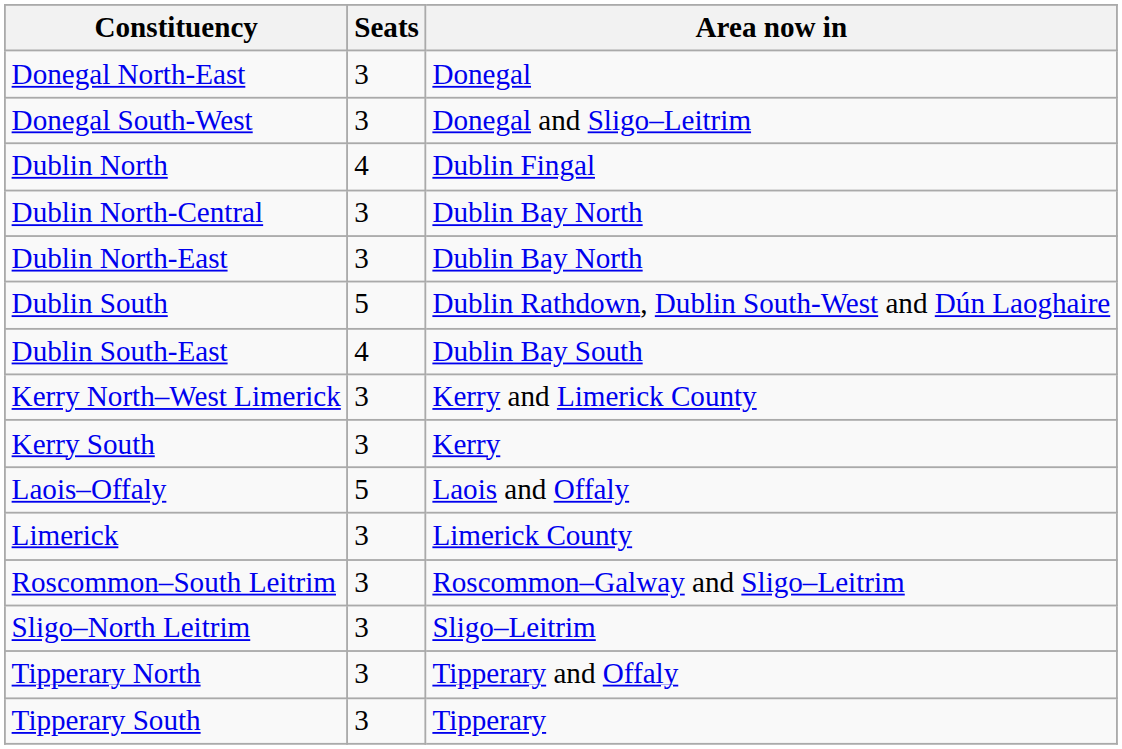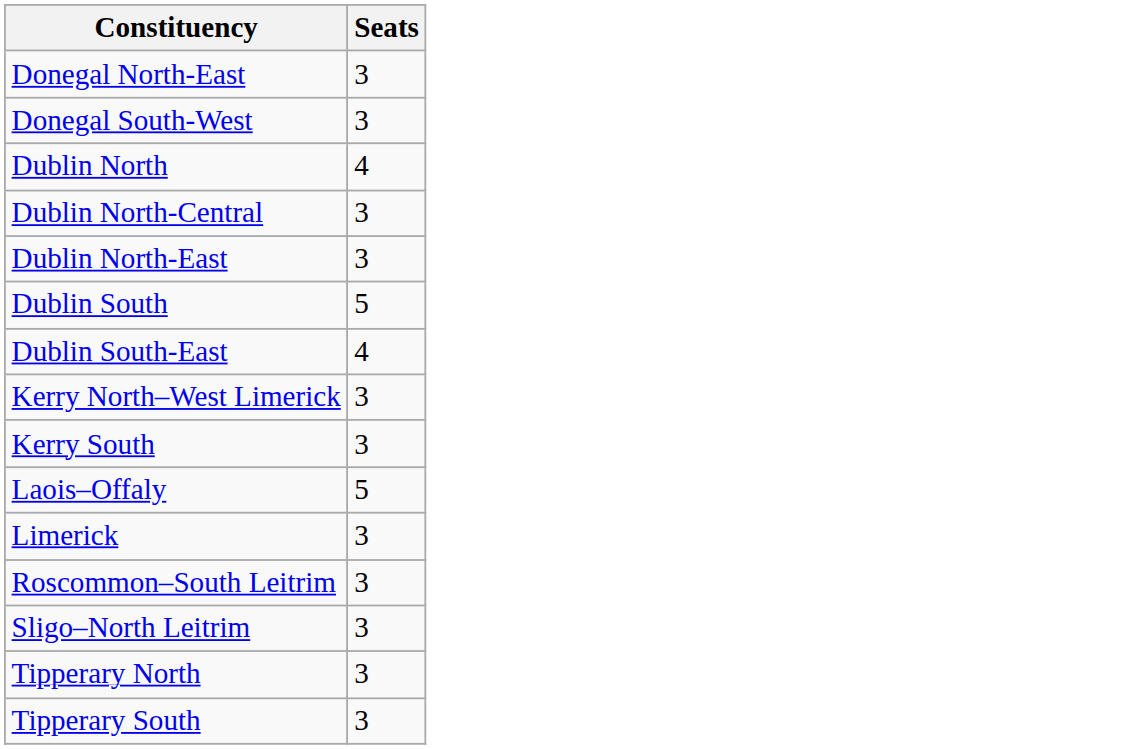- column: (771, 27)
